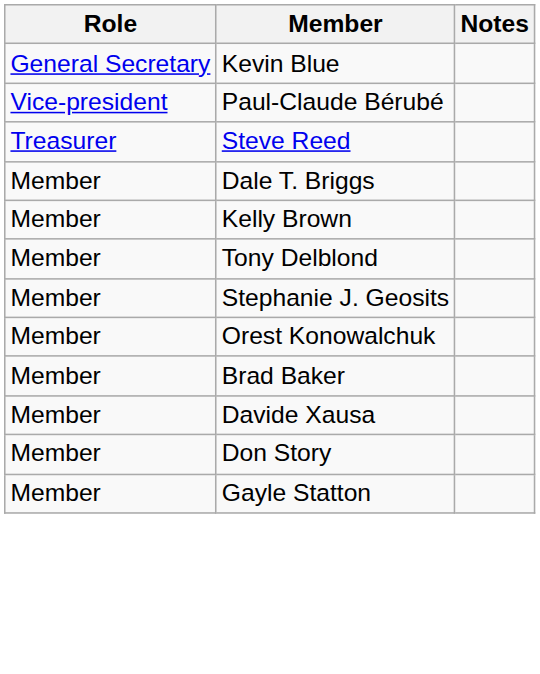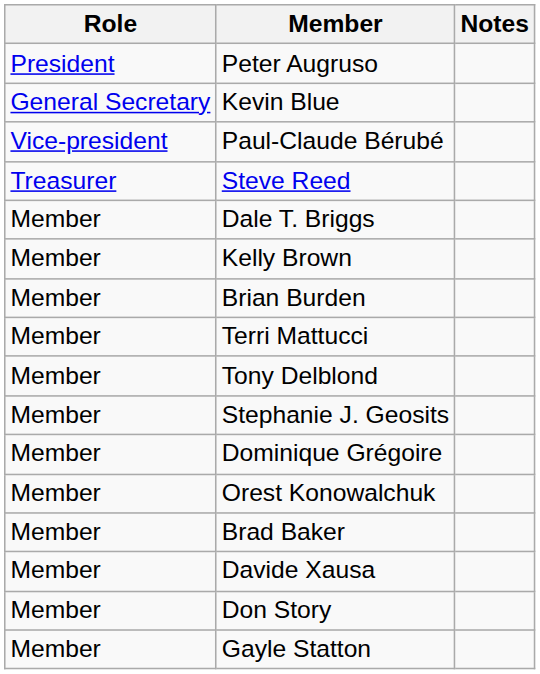+ row: (300, 63)
+ row: (294, 297)
+ row: (295, 336)
+ row: (332, 453)
